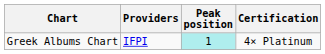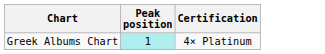- column: (151, 19)
